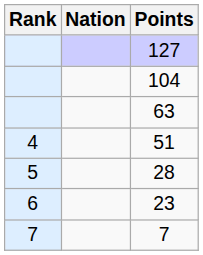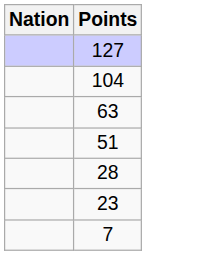- column: (33, 19)
